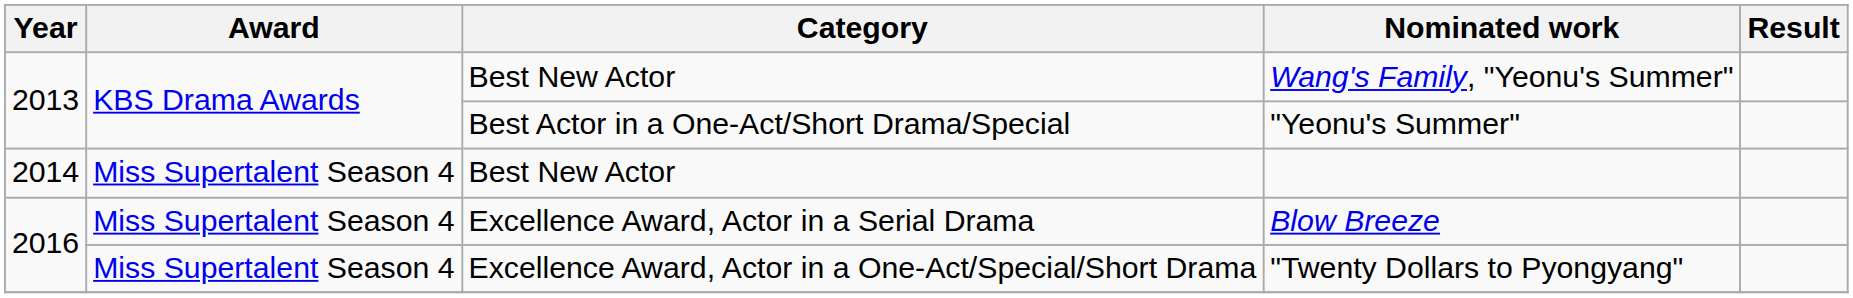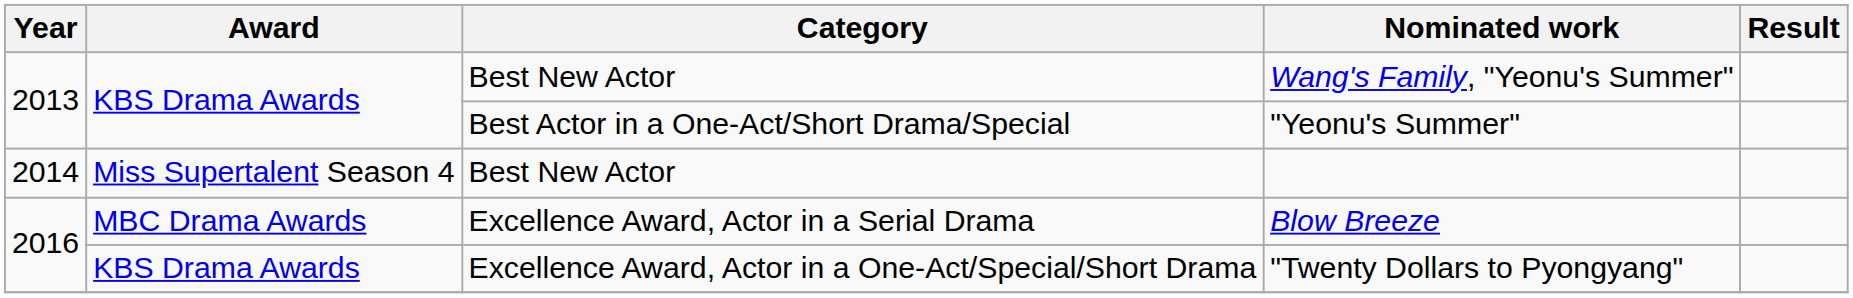(274, 220) Miss Supertalent Season 4 -> (230, 220) MBC Drama Awards
(274, 268) Miss Supertalent Season 4 -> (226, 268) KBS Drama Awards
